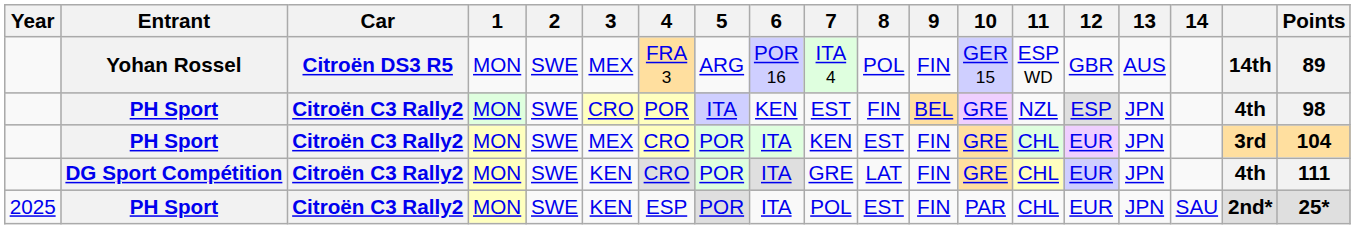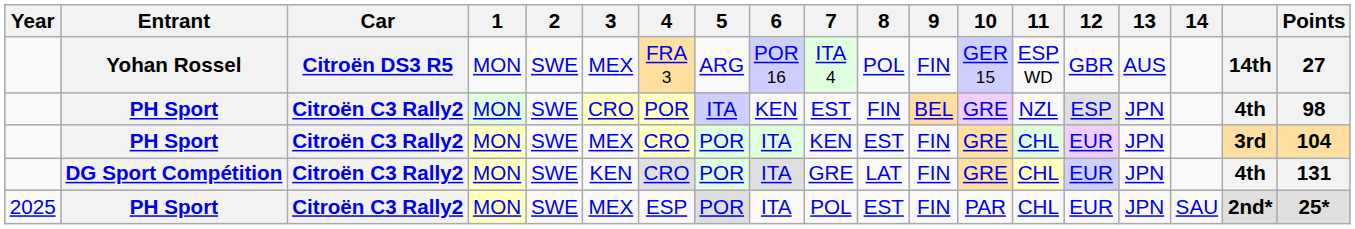(1314, 65) 89 -> (1314, 65) 27
(1314, 174) 111 -> (1314, 174) 131
(611, 206) KEN -> (611, 206) MEX
